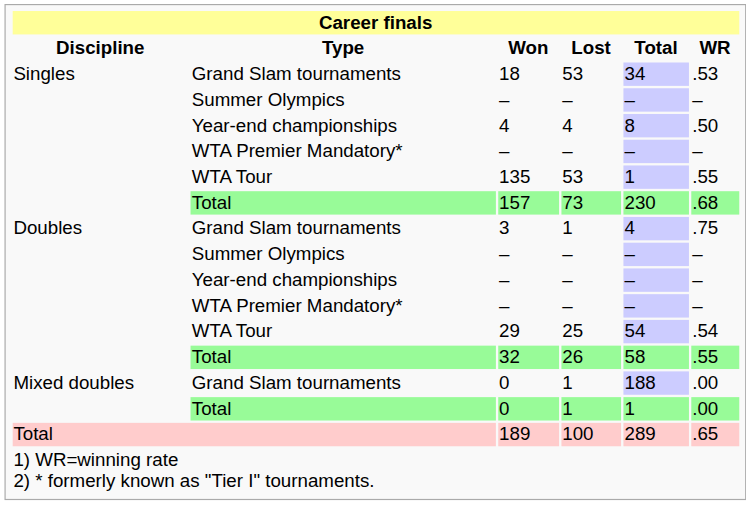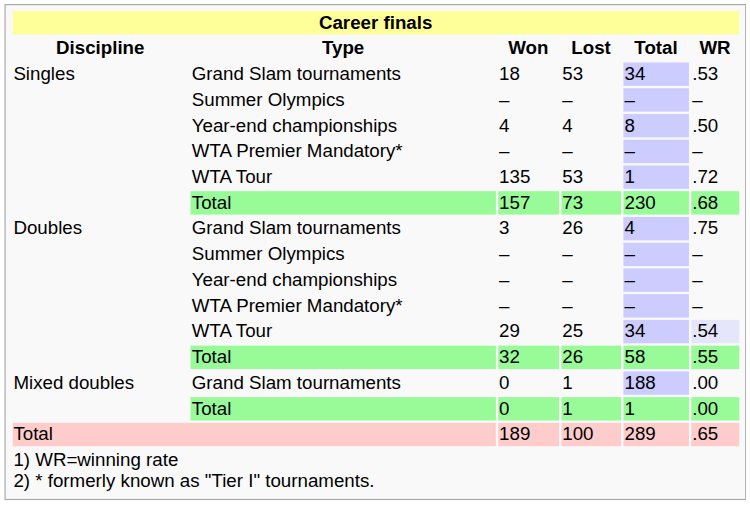(705, 177) .55 -> (705, 177) .72
(568, 228) 1 -> (573, 228) 26
(635, 331) 54 -> (635, 331) 34
(705, 331) no background -> (705, 331) lavender background
